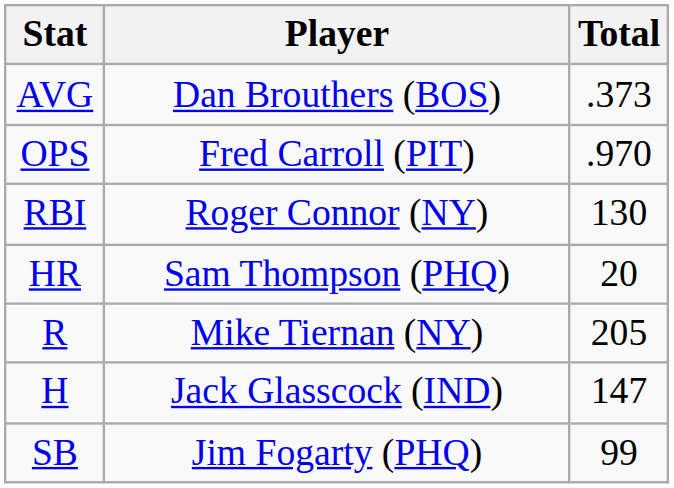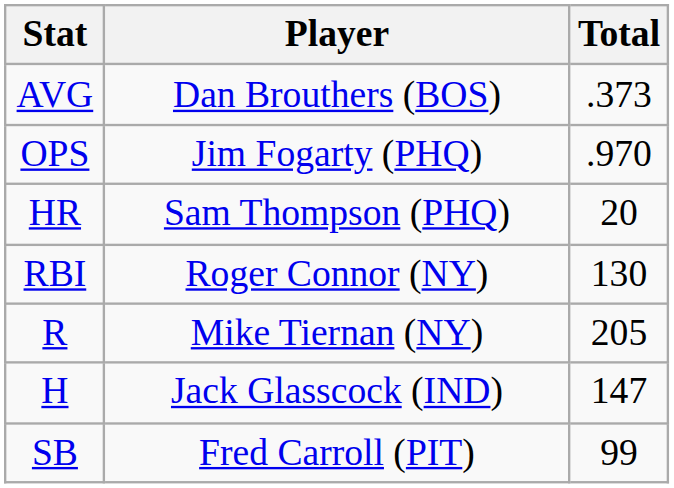(337, 153) Fred Carroll (PIT) -> (337, 153) Jim Fogarty (PHQ)
rows swapped: (55, 272) <-> (55, 213)
(337, 451) Jim Fogarty (PHQ) -> (337, 451) Fred Carroll (PIT)
